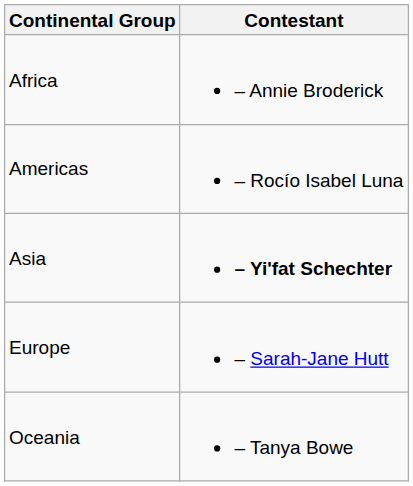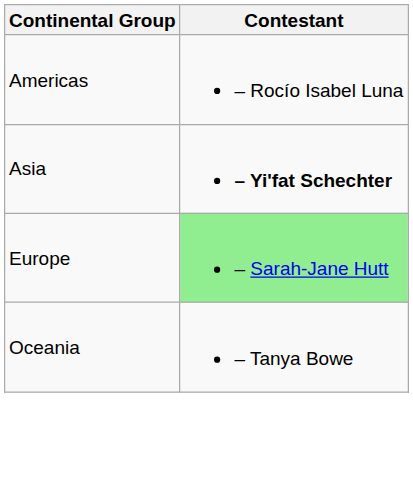- row: (33, 80)
(294, 358) no background -> (294, 269) lightgreen background
